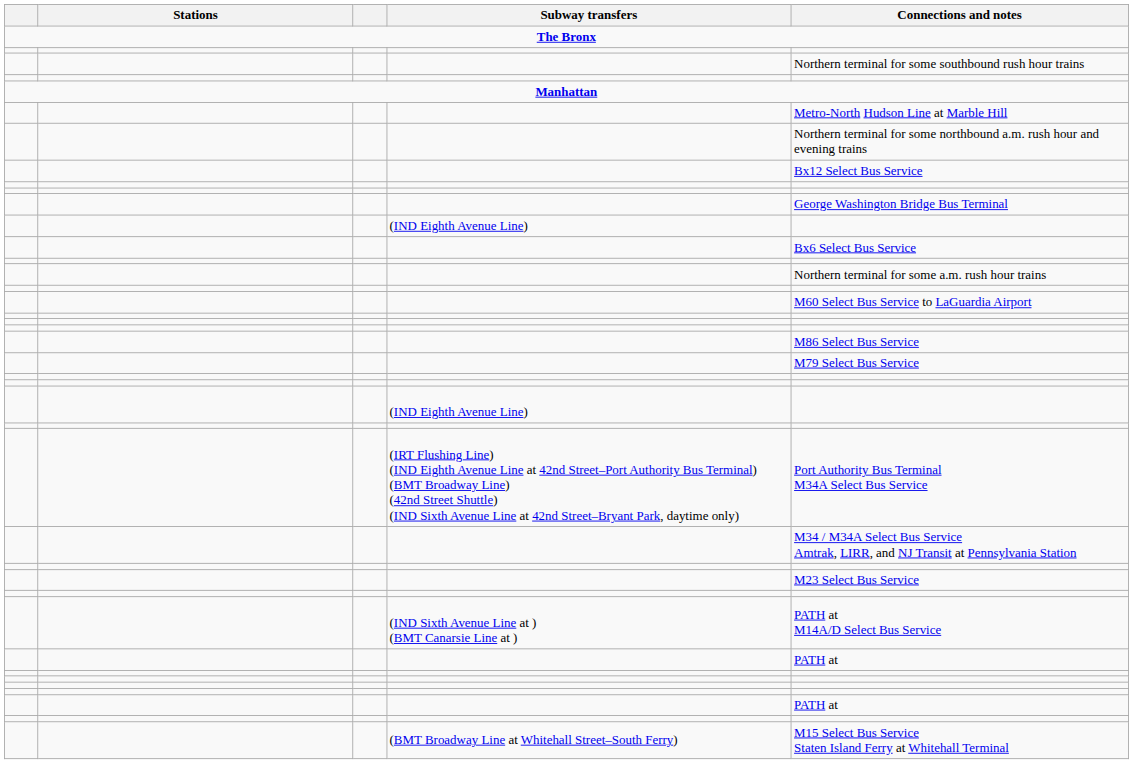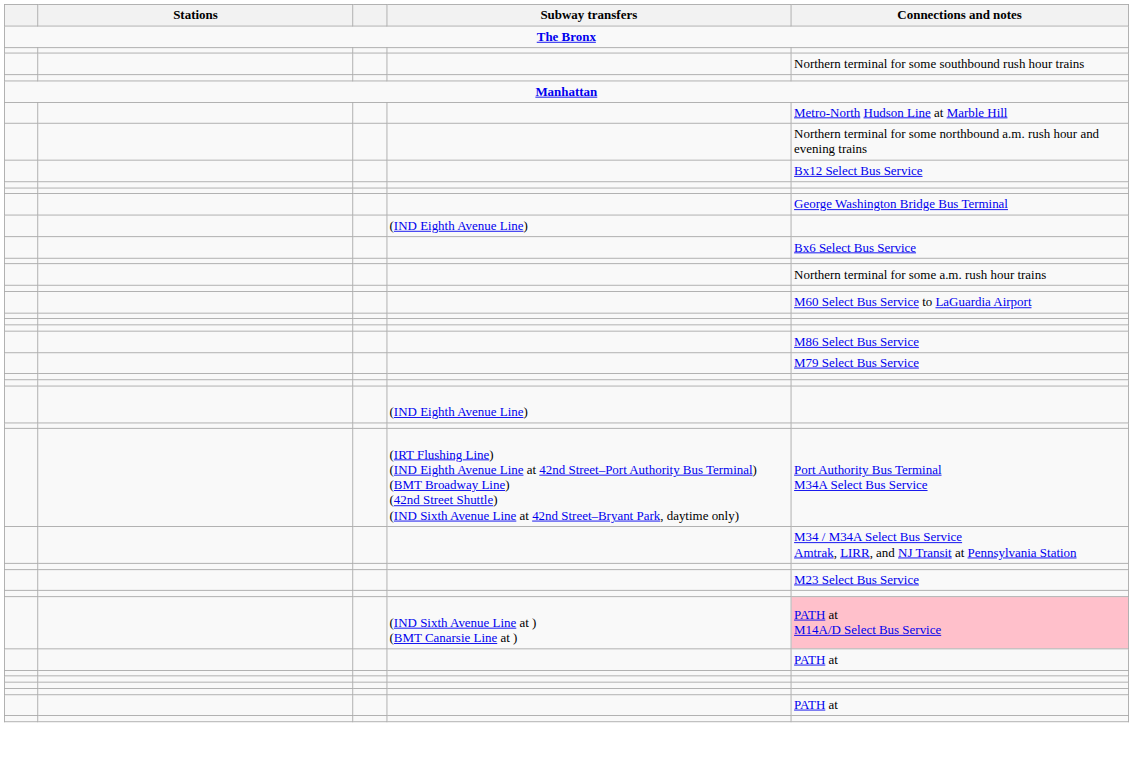(868, 623) no background -> (868, 623) pink background
- row: (21, 740)
